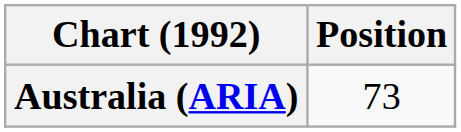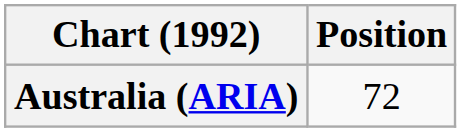(382, 95) 73 -> (382, 95) 72
